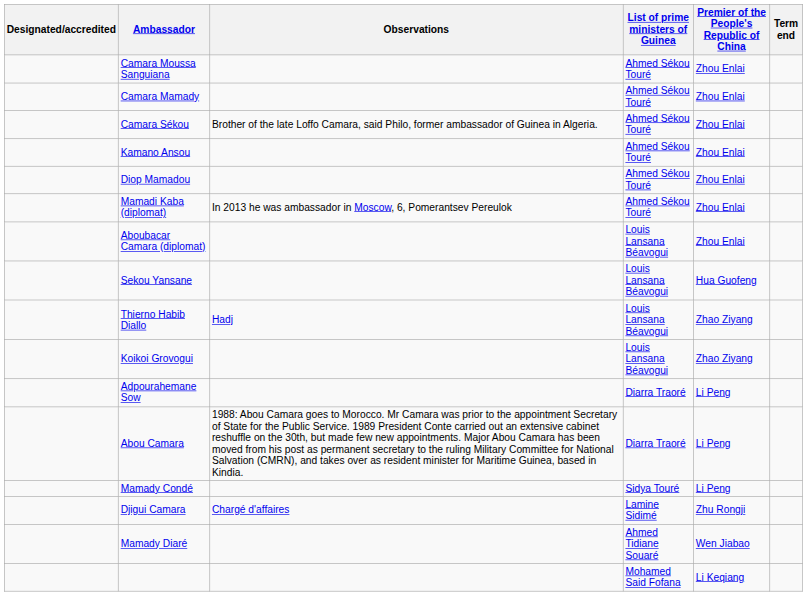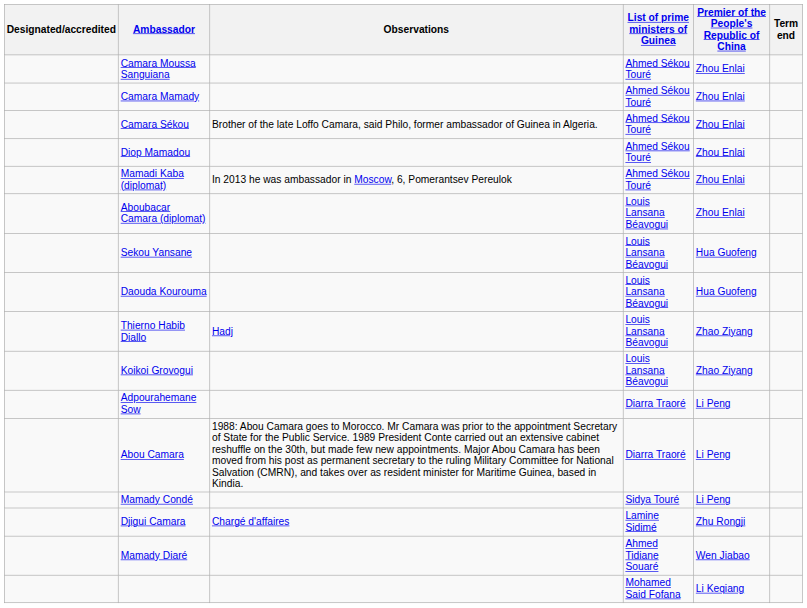- row: (155, 152)
+ row: (164, 292)
